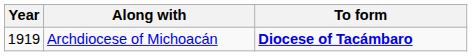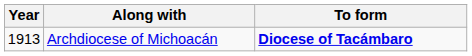(24, 39) 1919 -> (24, 39) 1913
